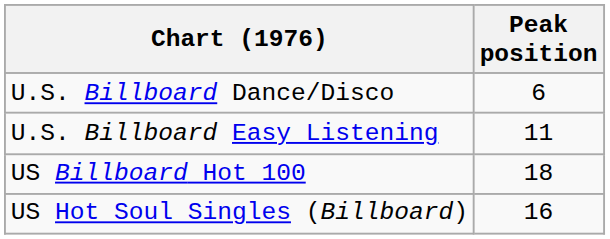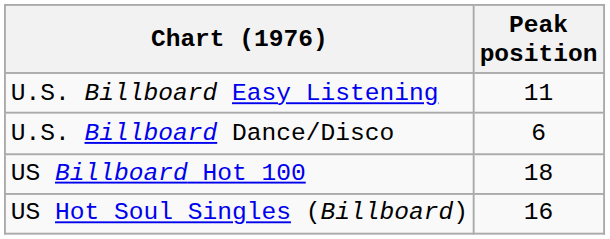rows swapped: (225, 133) <-> (202, 93)
